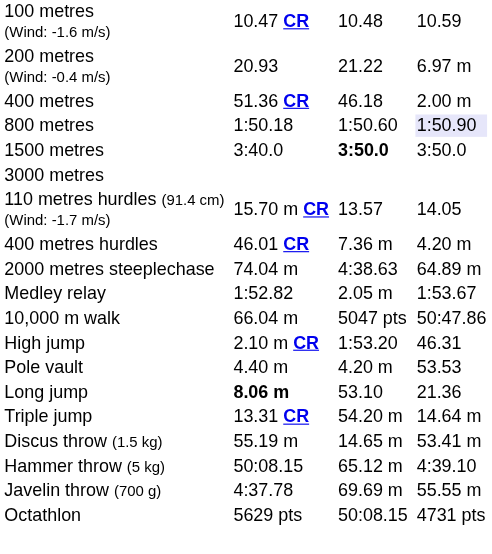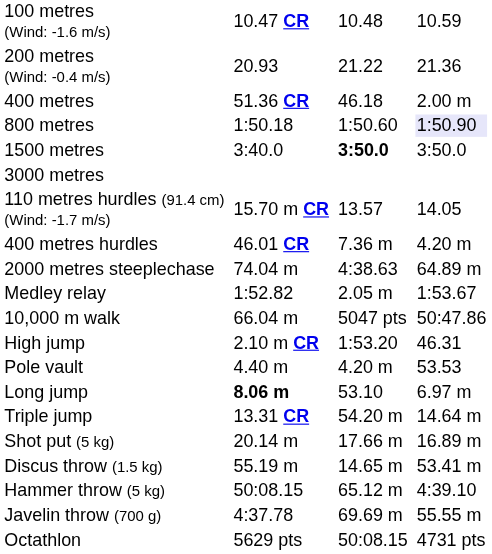(444, 66) 6.97 m -> (439, 66) 21.36
(439, 392) 21.36 -> (444, 392) 6.97 m
+ row: (59, 441)
